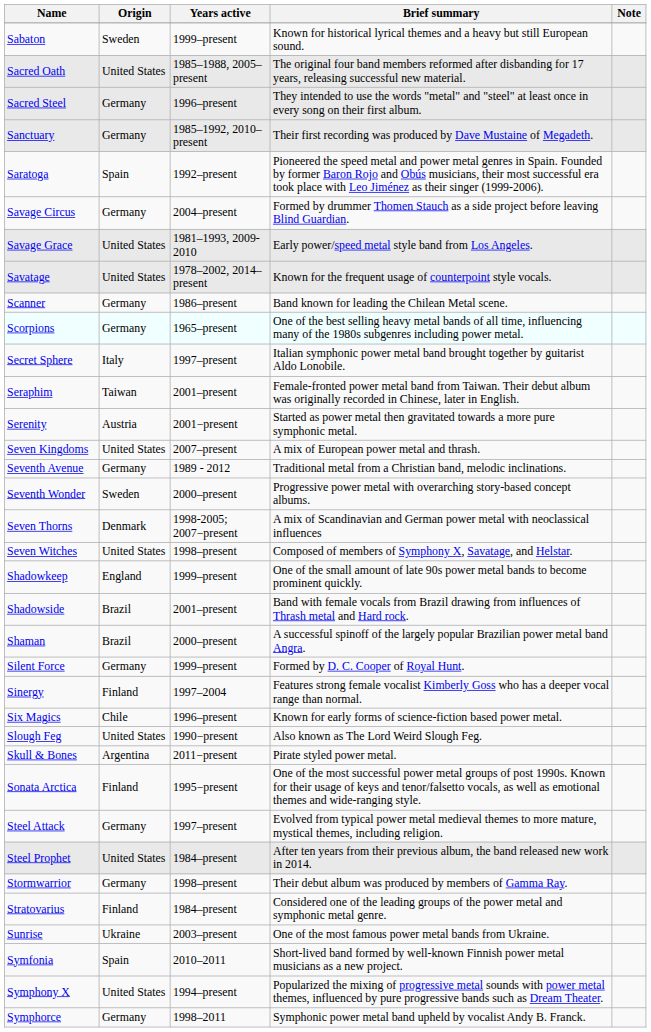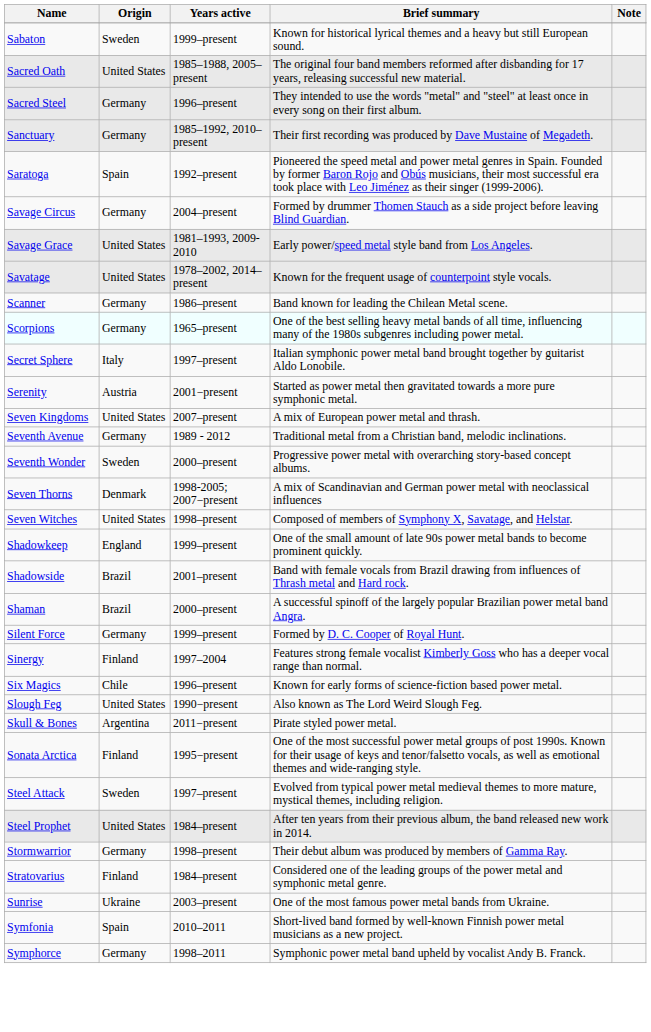- row: (30, 392)
(124, 826) Germany -> (121, 793) Sweden
- row: (39, 991)
